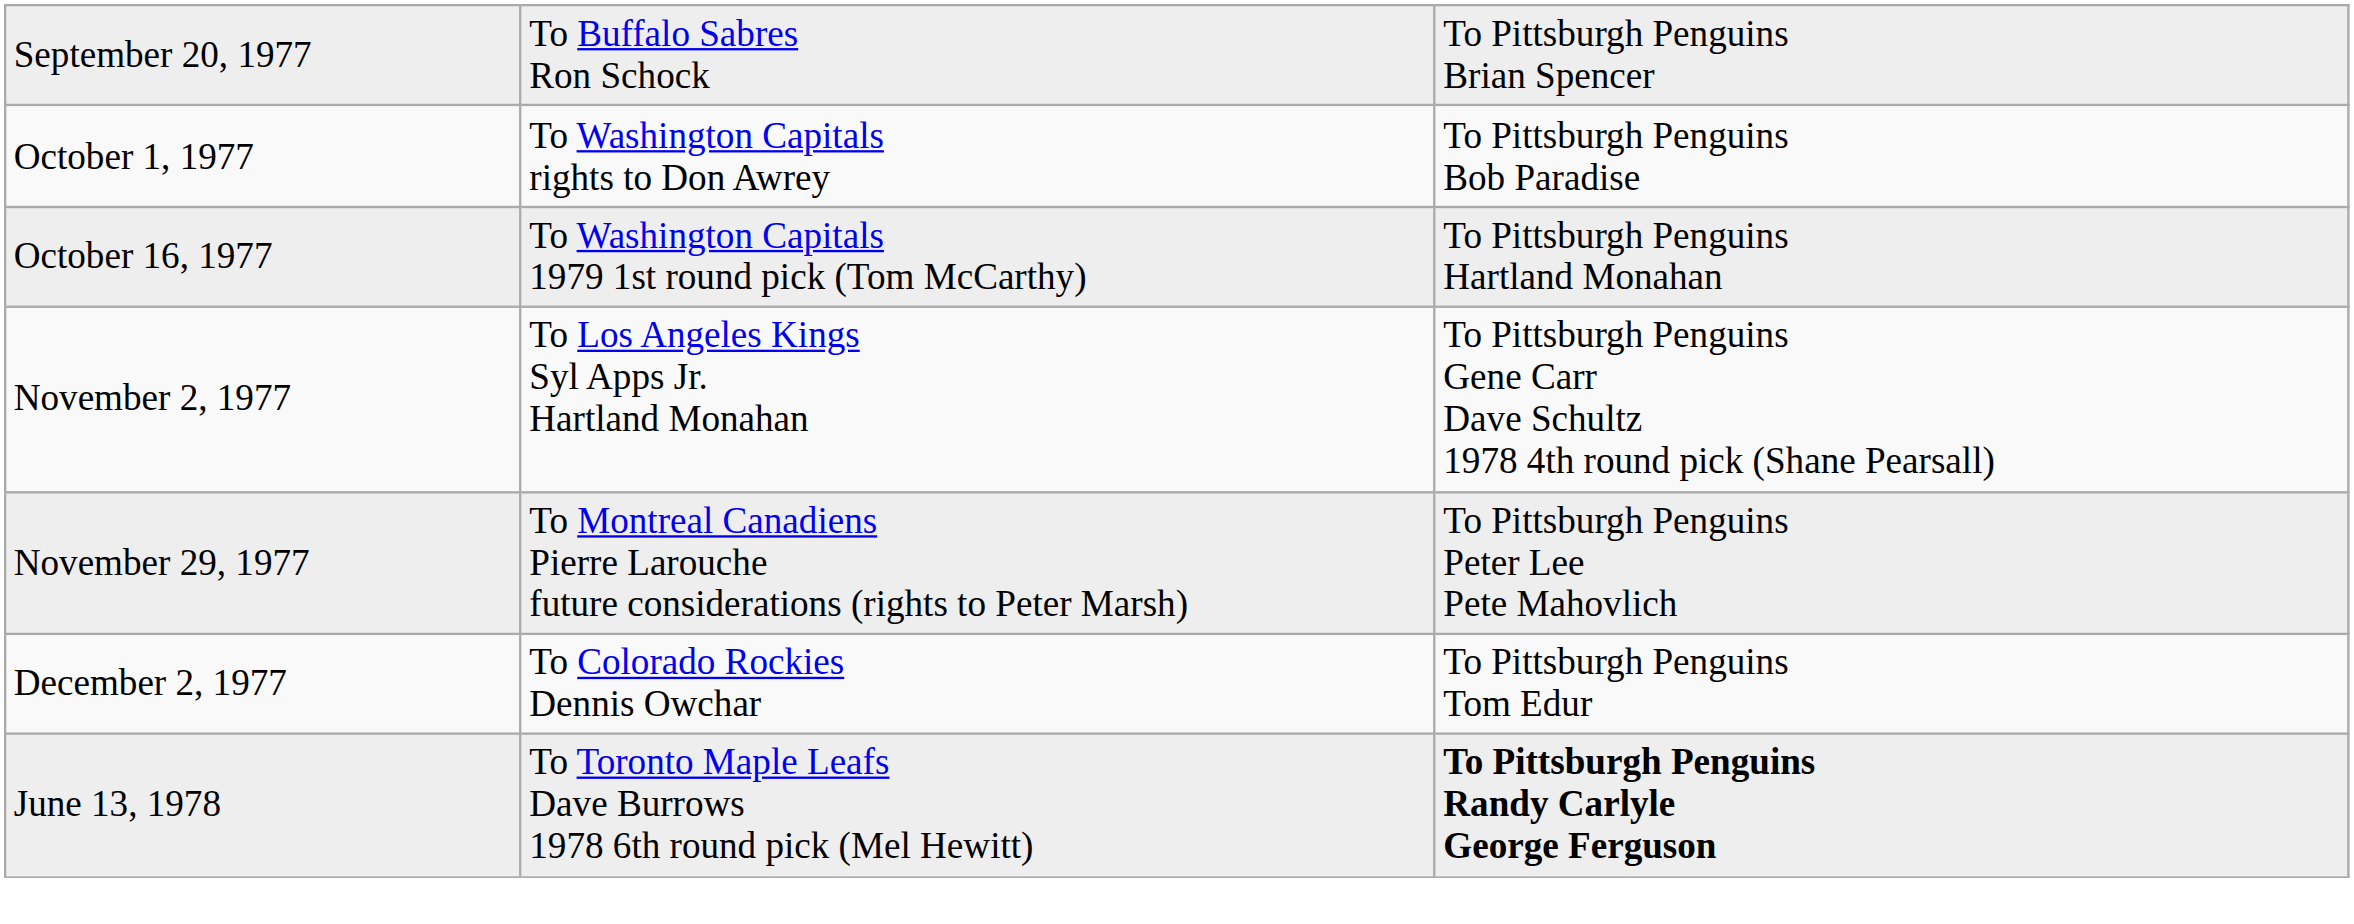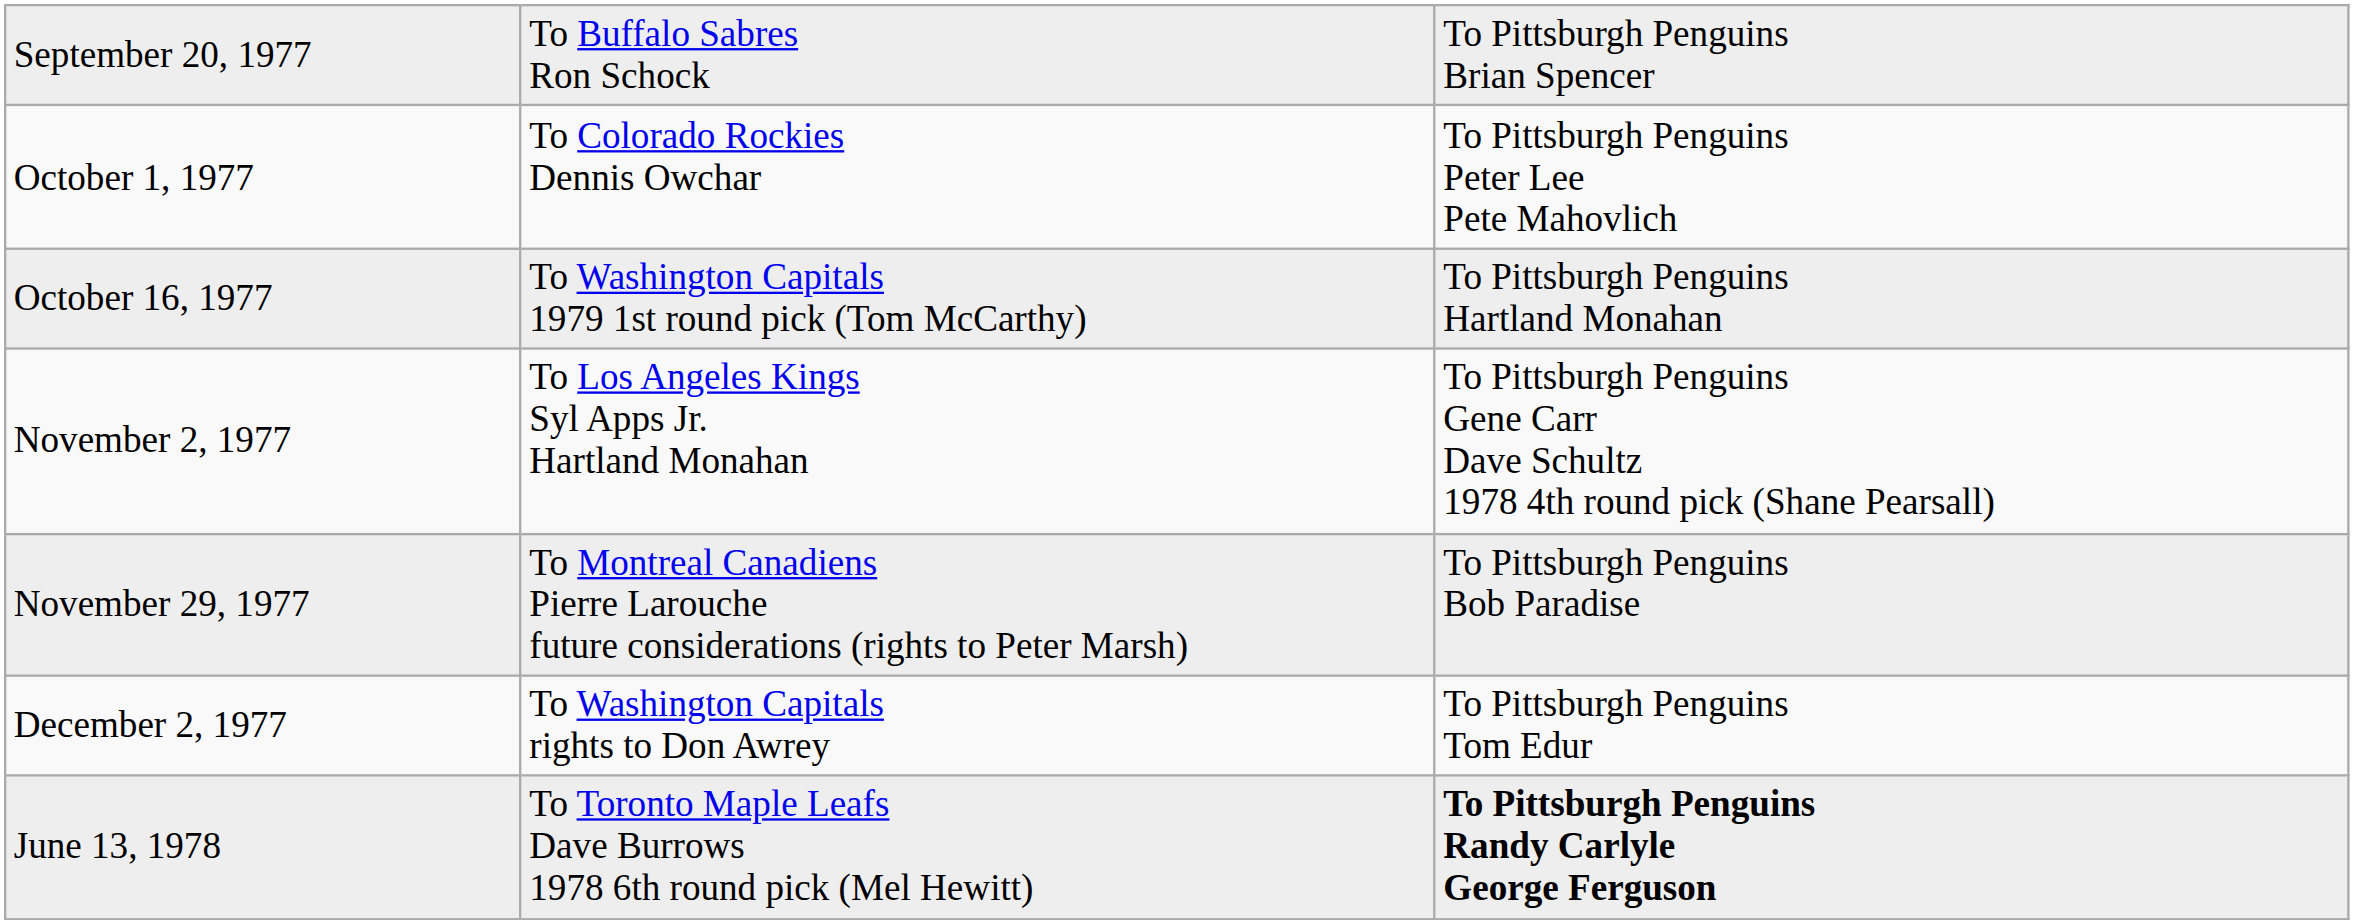(707, 155) To Washington Capitals rights to Don Awrey -> (687, 155) To Colorado Rockies Dennis Owchar
(1616, 155) To Pittsburgh Penguins Bob Paradise -> (1616, 176) To Pittsburgh Penguins Peter Lee Pete Mahovlich
(1616, 561) To Pittsburgh Penguins Peter Lee Pete Mahovlich -> (1616, 582) To Pittsburgh Penguins Bob Paradise
(687, 683) To Colorado Rockies Dennis Owchar -> (707, 725) To Washington Capitals rights to Don Awrey
